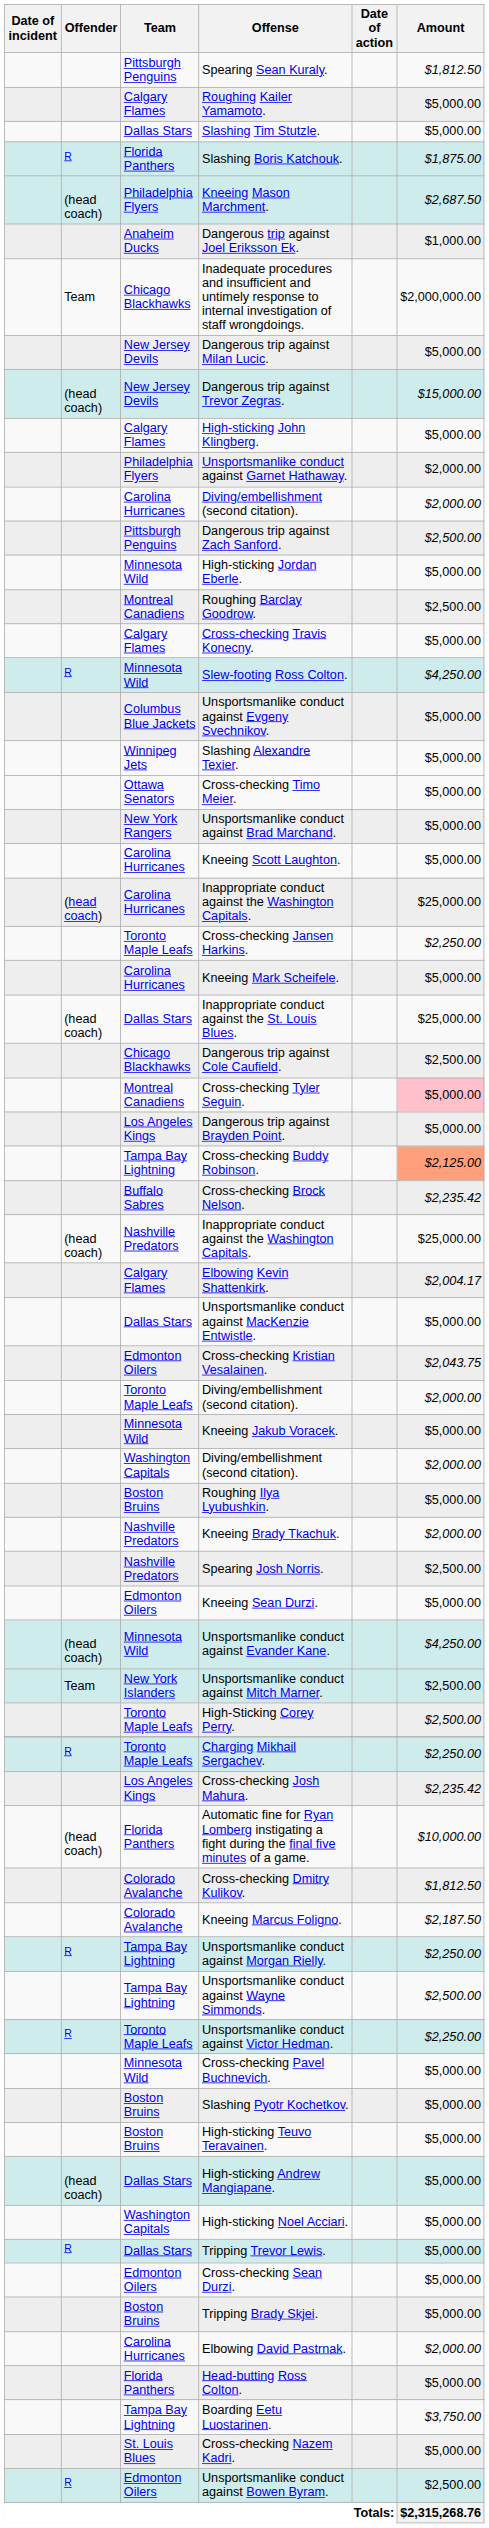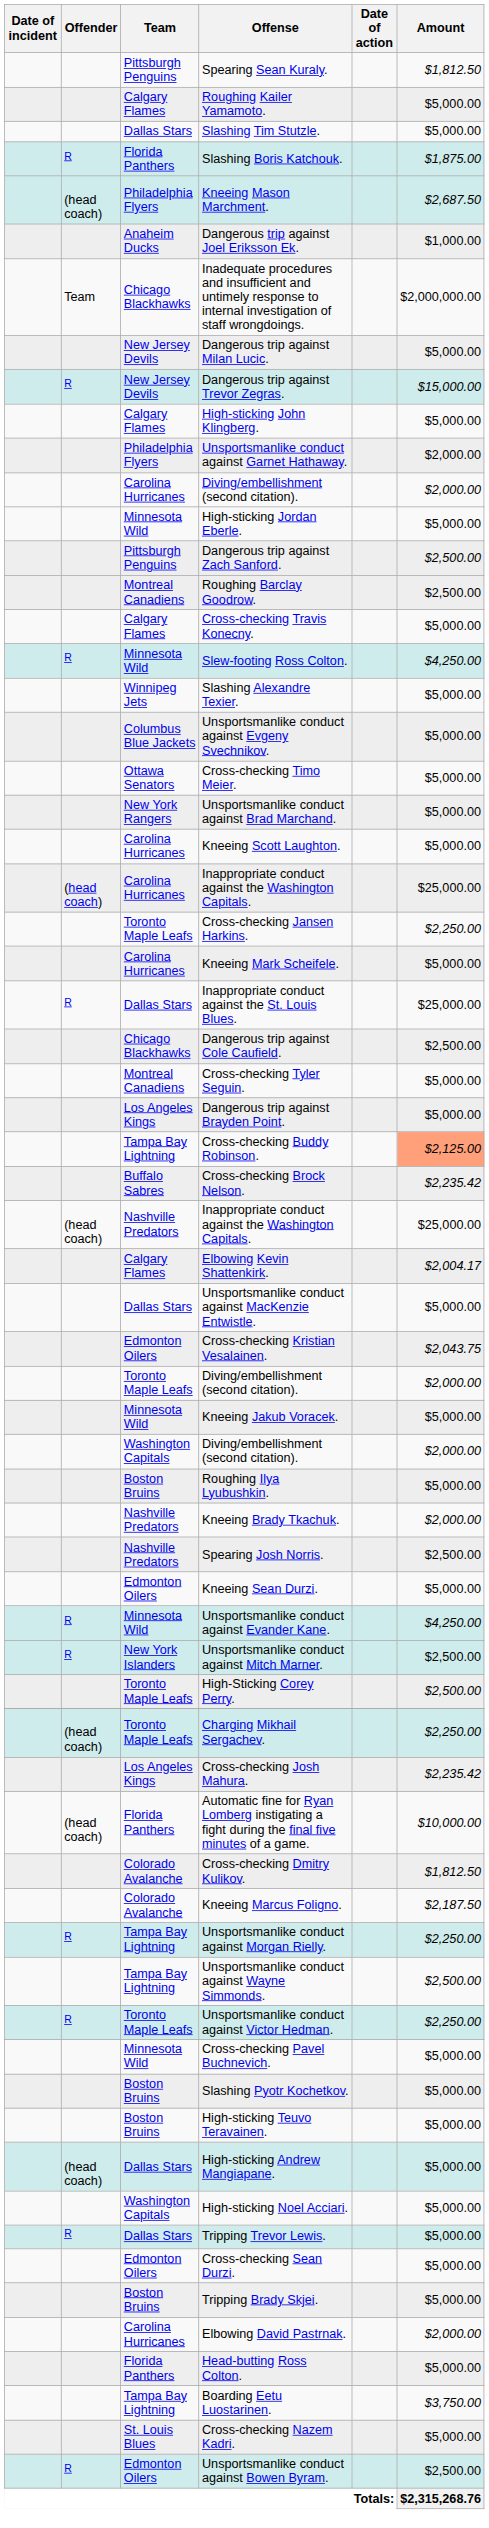(83, 401) (head coach) -> (68, 384) R
rows swapped: (152, 538) <-> (153, 572)
rows swapped: (150, 758) <-> (160, 716)
(83, 1026) (head coach) -> (68, 1002) R
(453, 1094) pink background -> (453, 1080) no background
(83, 1651) (head coach) -> (68, 1620) R
(80, 1685) Team -> (68, 1654) R
(68, 1751) R -> (83, 1740) (head coach)
